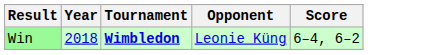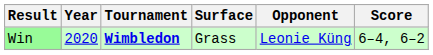+ column: (224, 16)
(81, 39) 2018 -> (81, 39) 2020
